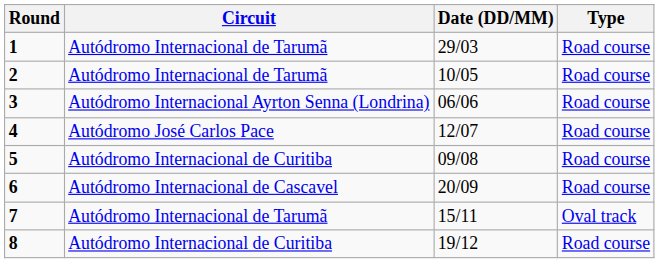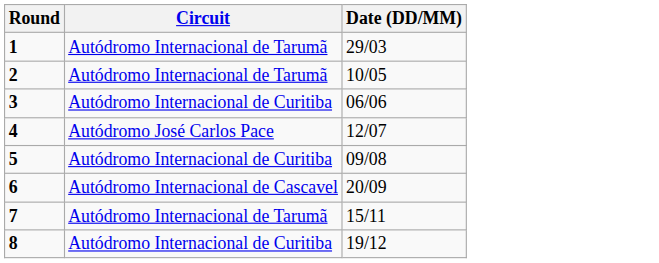- column: (606, 18)
(249, 103) Autódromo Internacional Ayrton Senna (Londrina) -> (200, 103) Autódromo Internacional de Curitiba
